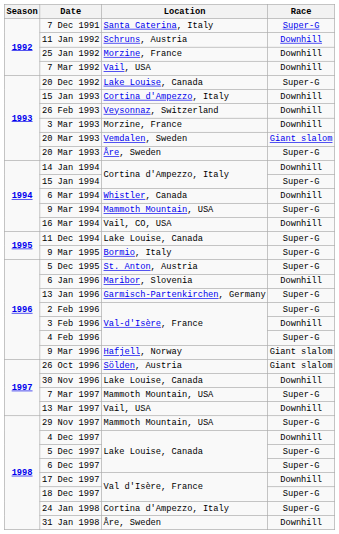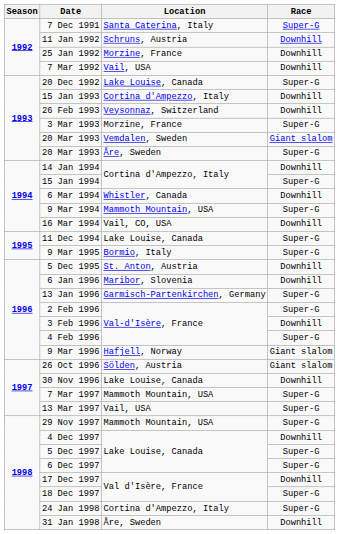(301, 125) Downhill -> (301, 125) Super-G
(301, 267) Super-G -> (301, 267) Downhill
(301, 409) Downhill -> (301, 409) Super-G
